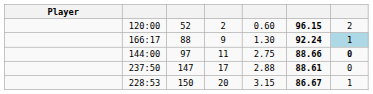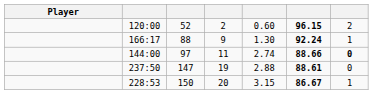(350, 40) lightblue background -> (350, 40) no background
(264, 54) 2.75 -> (264, 54) 2.74
(223, 68) 17 -> (223, 68) 19
